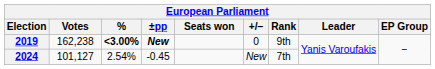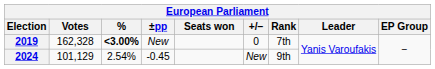(75, 41) 162,238 -> (75, 41) 162,328
(158, 41) bold -> (158, 41) normal
(284, 41) 9th -> (284, 41) 7th
(75, 56) 101,127 -> (75, 56) 101,129
(284, 56) 7th -> (284, 56) 9th
